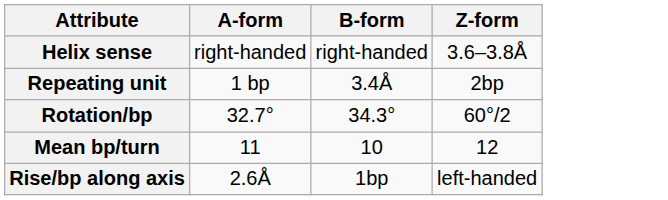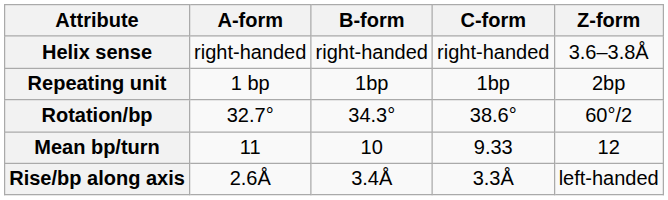+ column: (493, 20)
(372, 83) 3.4Å -> (372, 83) 1bp
(372, 178) 1bp -> (372, 178) 3.4Å
